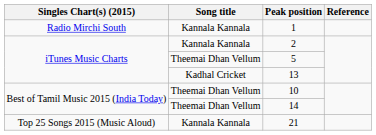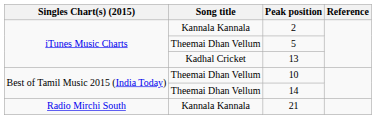- row: (294, 28)
(86, 122) Top 25 Songs 2015 (Music Aloud) -> (86, 106) Radio Mirchi South
